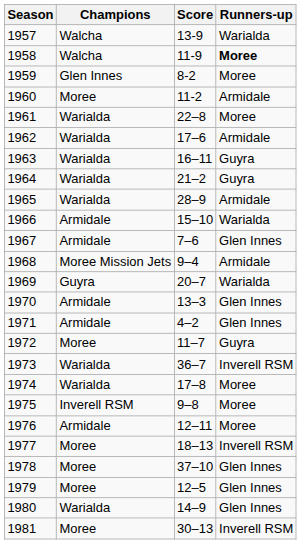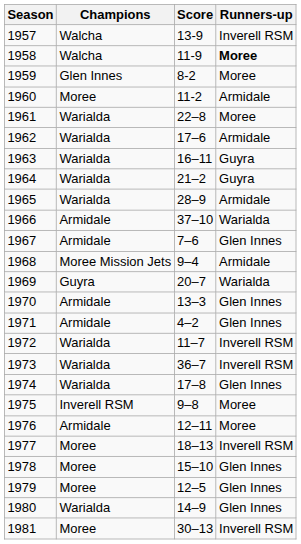(244, 35) Warialda -> (256, 35) Inverell RSM
(195, 220) 15–10 -> (195, 220) 37–10
(78, 343) Moree -> (85, 343) Warialda
(237, 343) Guyra -> (256, 343) Inverell RSM
(237, 384) Moree -> (250, 384) Glen Innes
(195, 466) 37–10 -> (195, 466) 15–10
